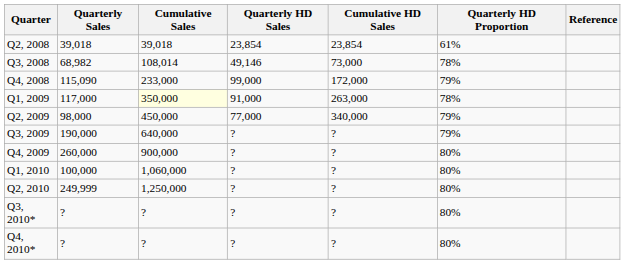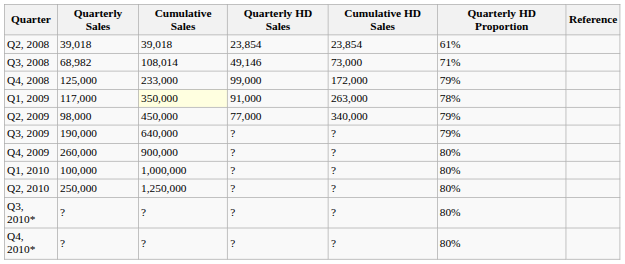(450, 62) 78% -> (450, 62) 71%
(78, 80) 115,090 -> (79, 80) 125,000
(164, 170) 1,060,000 -> (164, 170) 1,000,000
(79, 188) 249,999 -> (79, 188) 250,000
